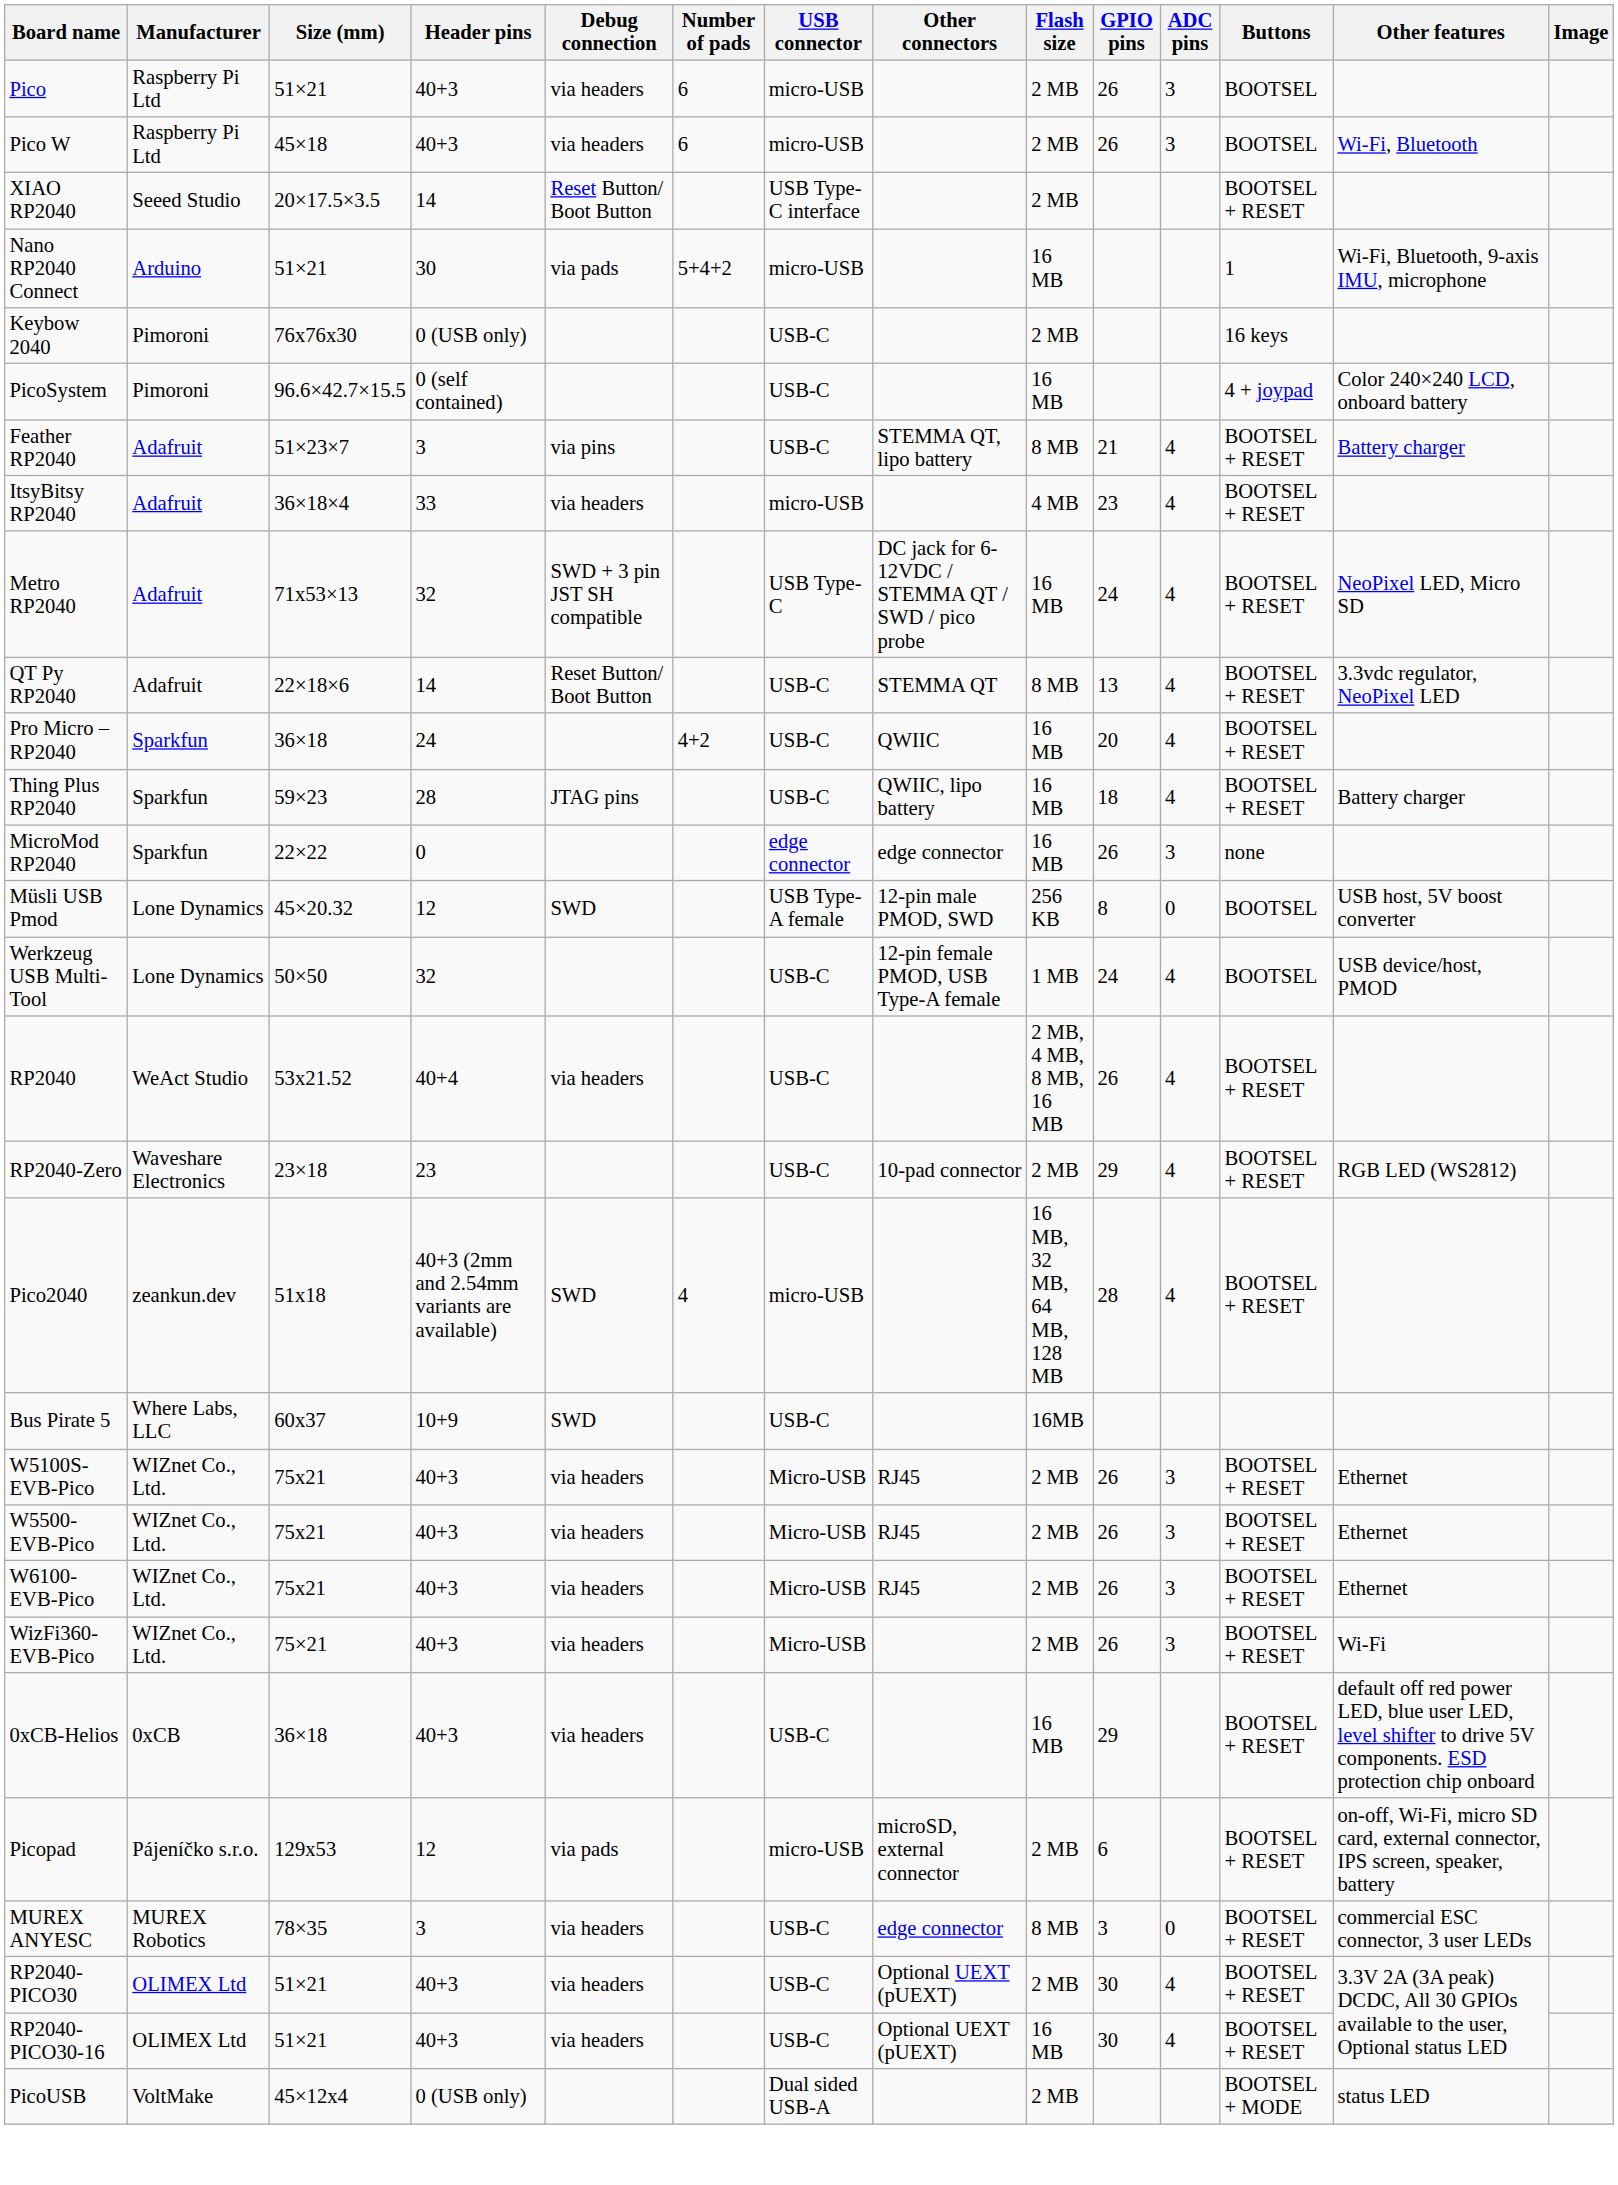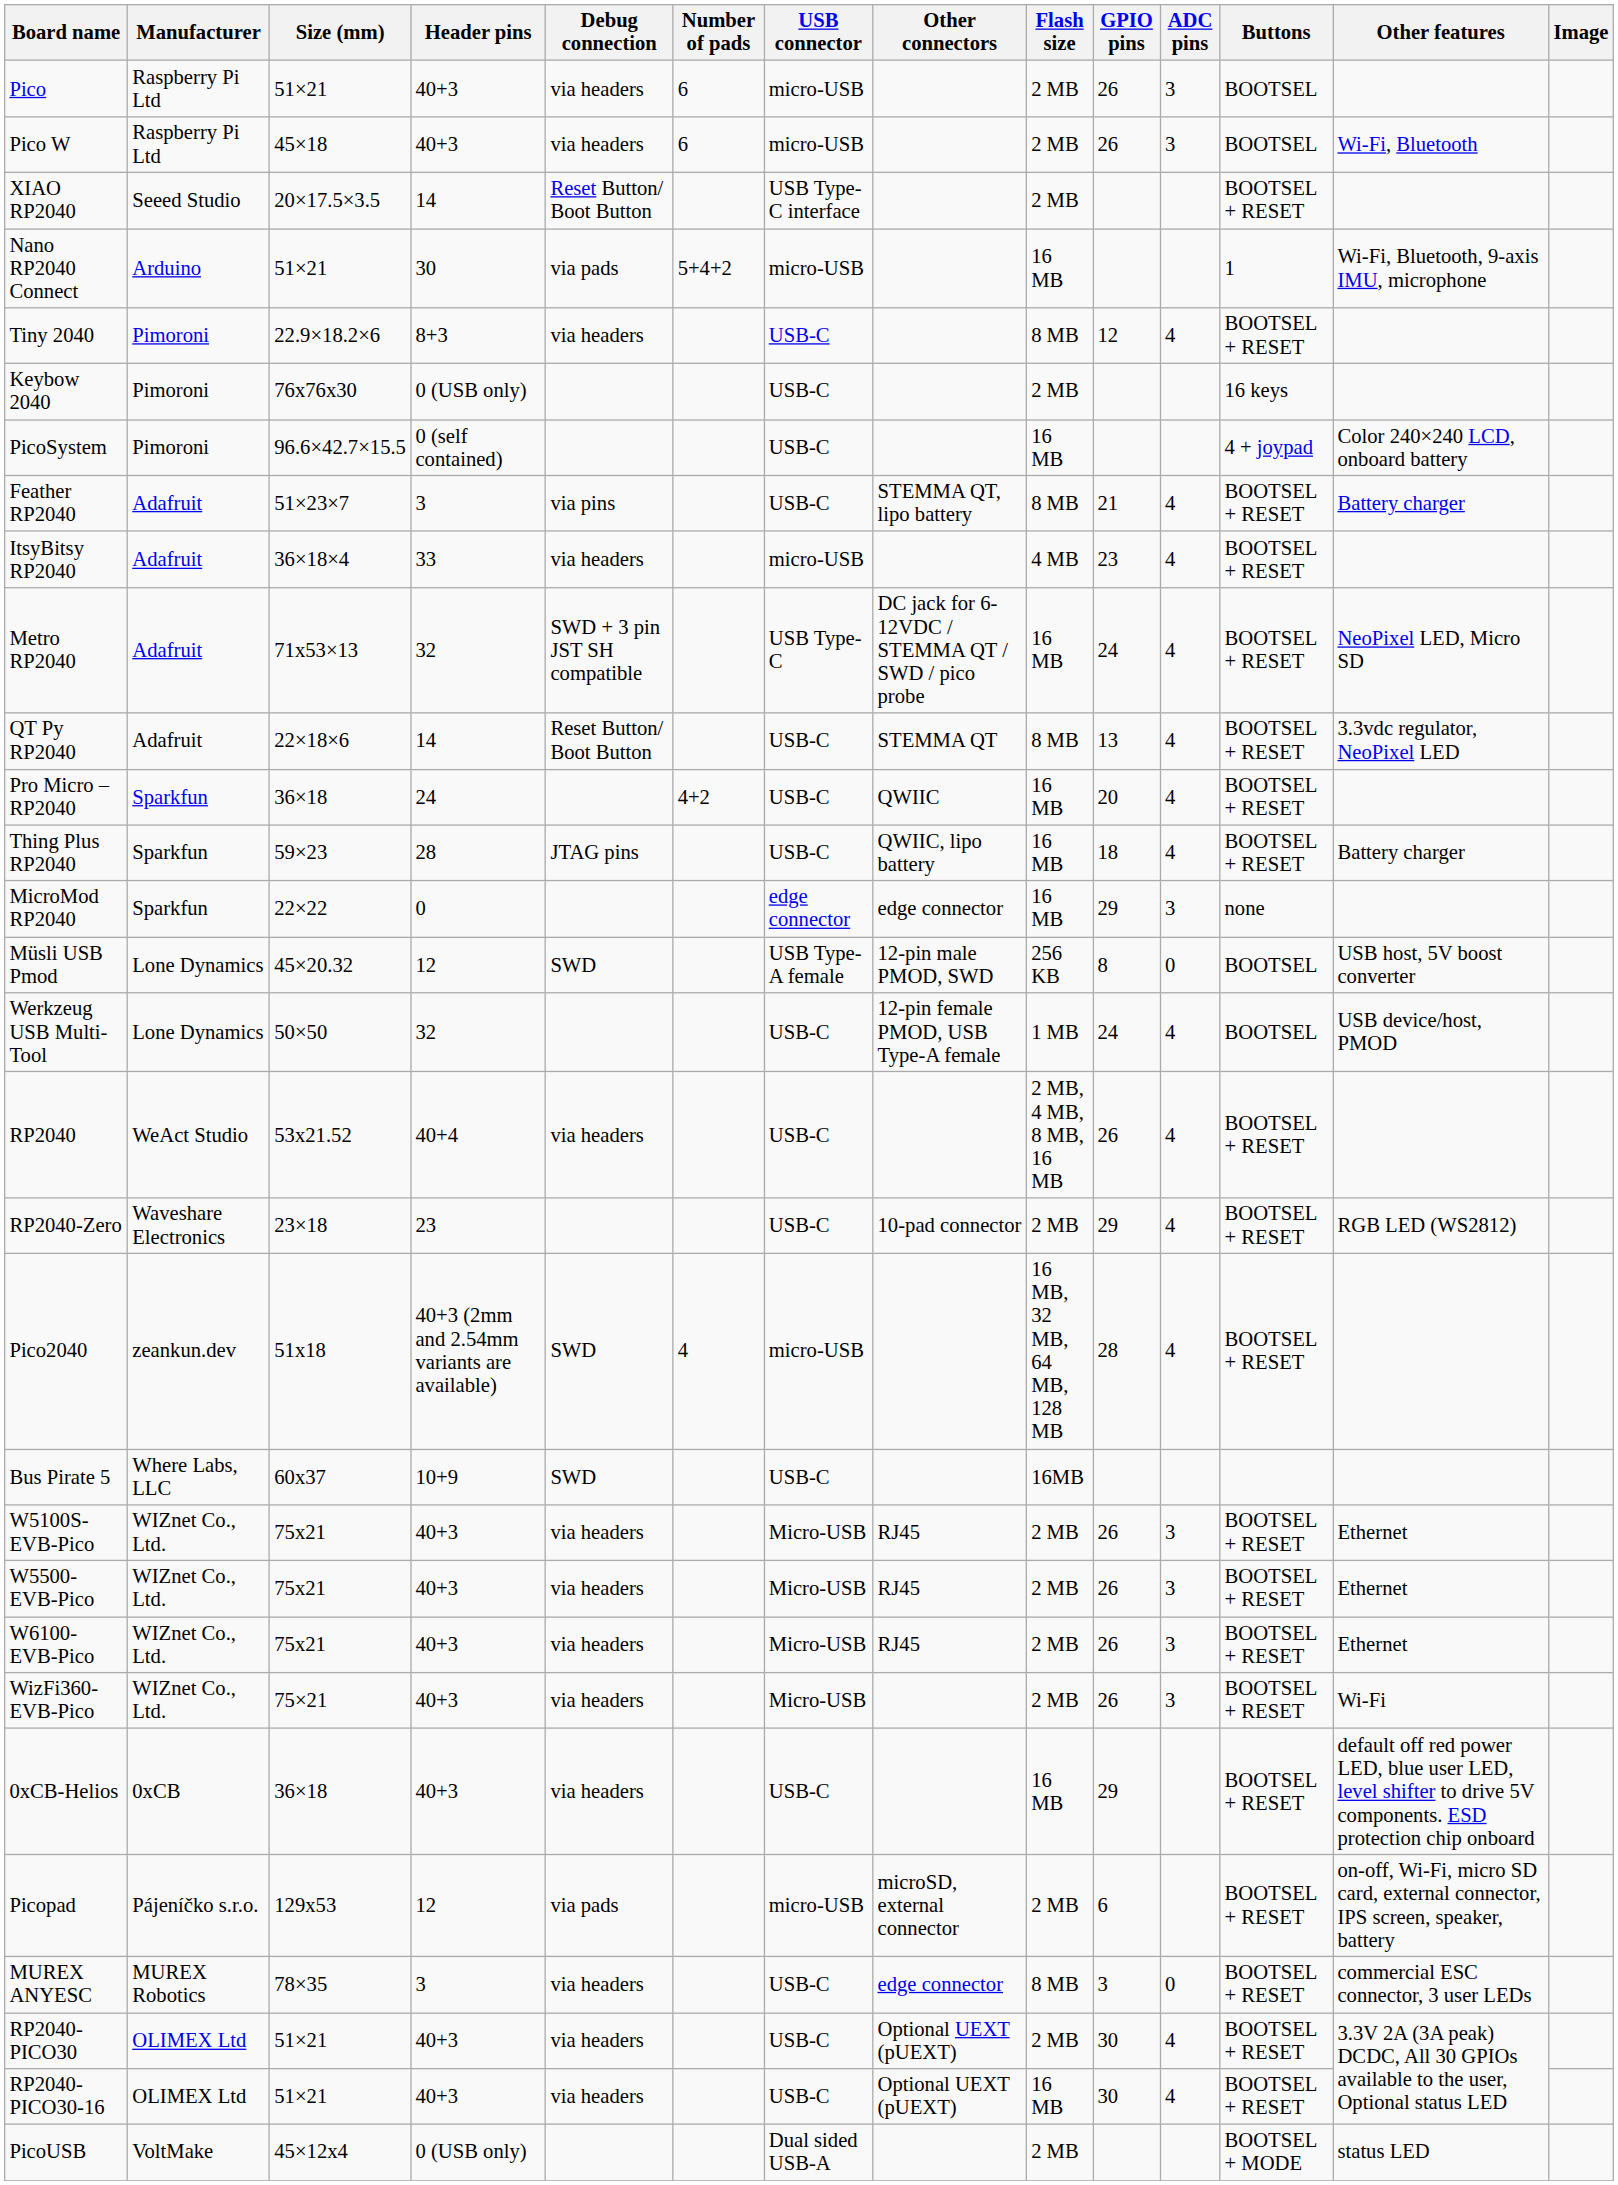+ row: (52, 335)
(1108, 852) 26 -> (1108, 908) 29
